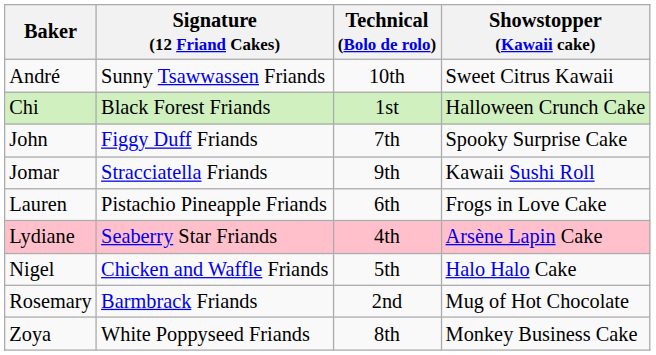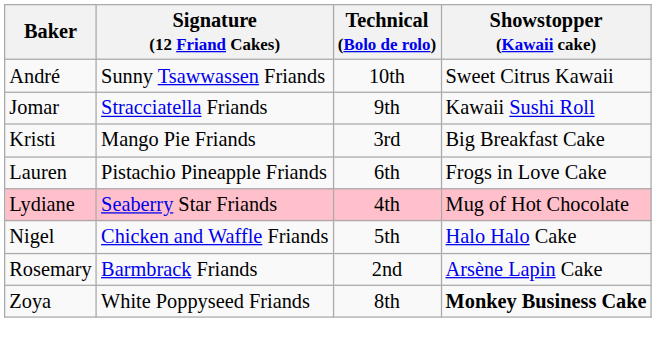- row: (24, 107)
- row: (29, 140)
+ row: (32, 140)
(524, 236) Arsène Lapin Cake -> (537, 204) Mug of Hot Chocolate
(537, 301) Mug of Hot Chocolate -> (524, 269) Arsène Lapin Cake
(542, 333) normal -> (546, 301) bold
